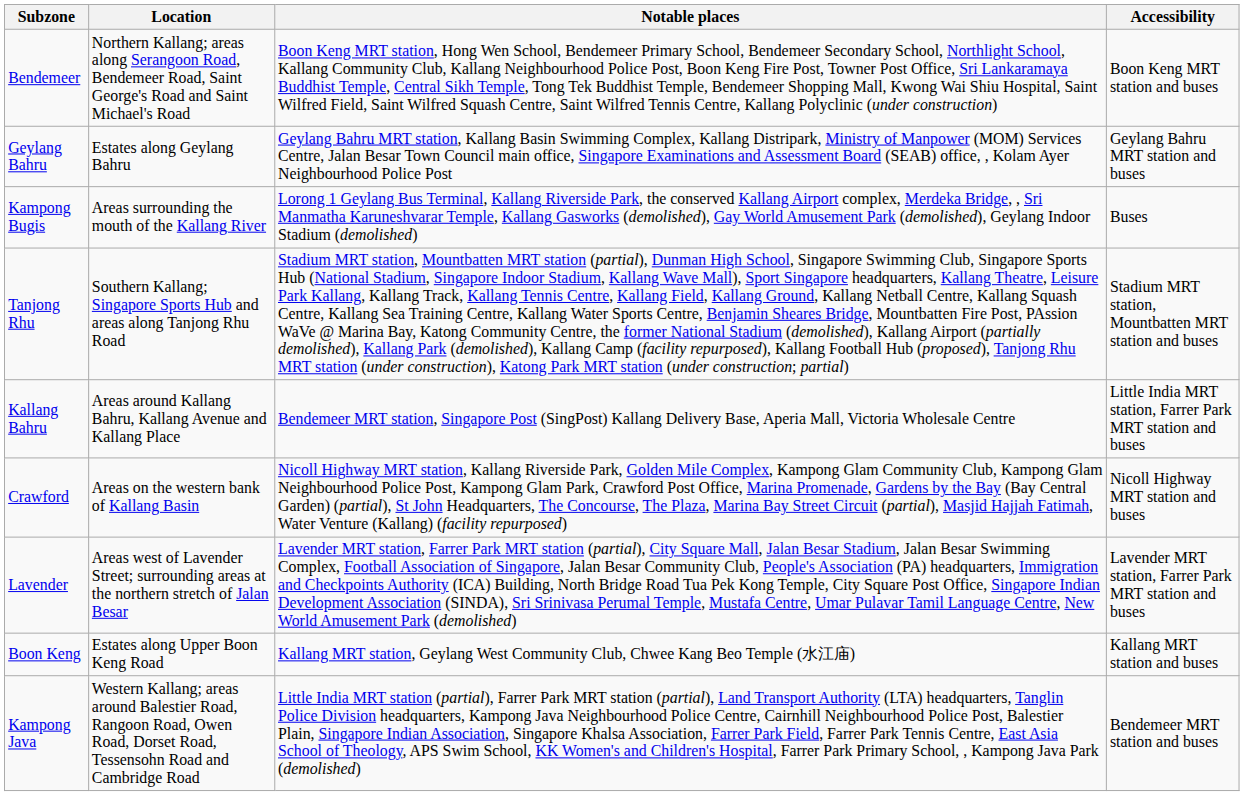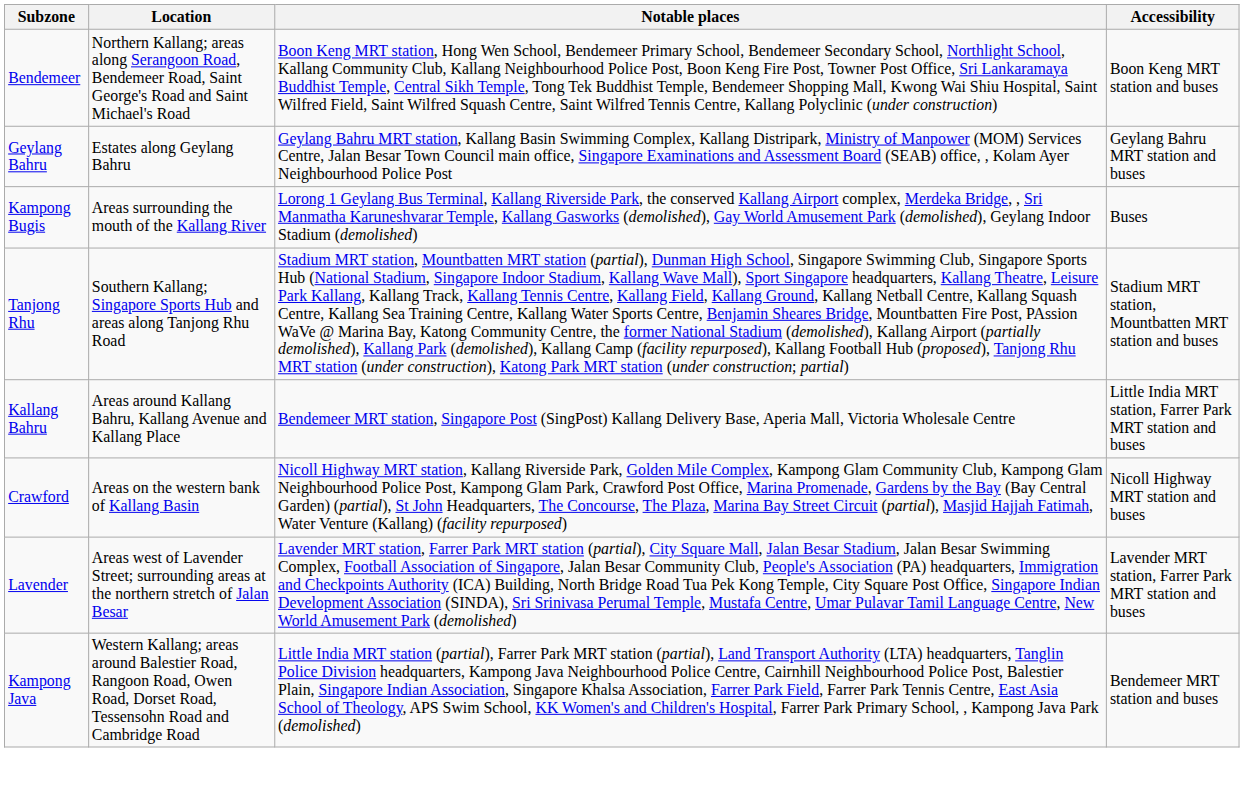- row: (44, 654)
